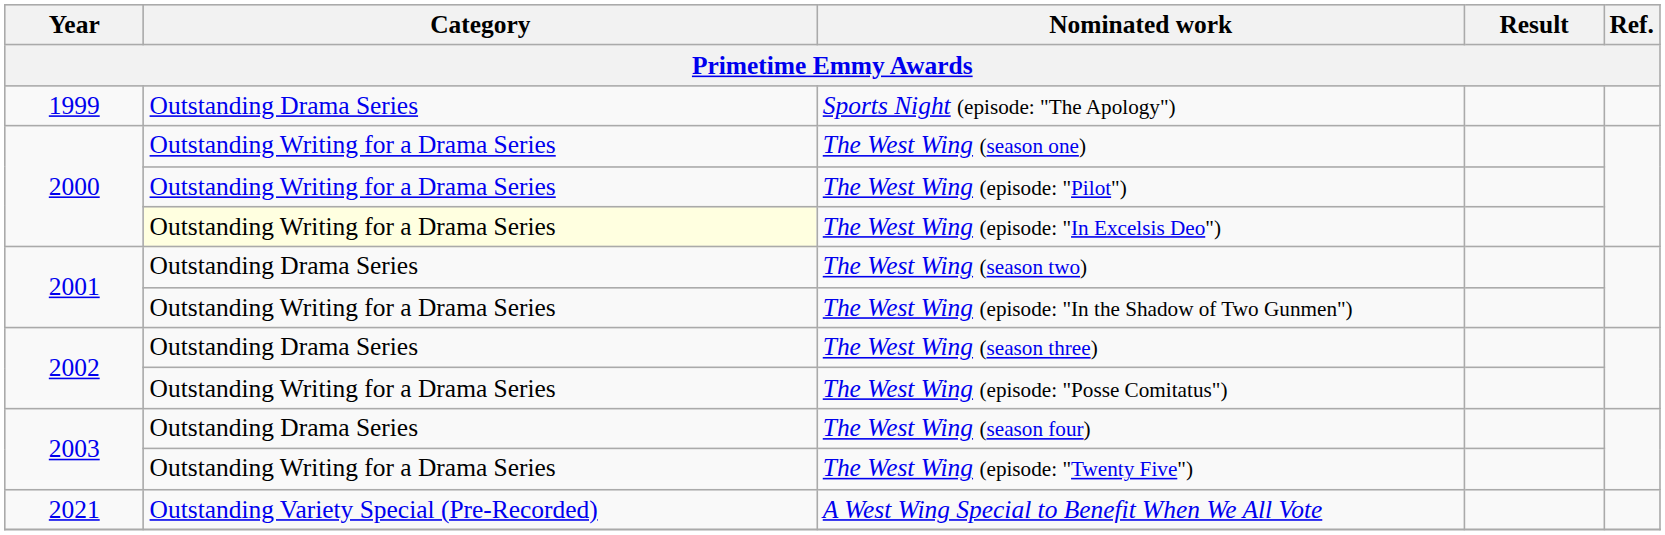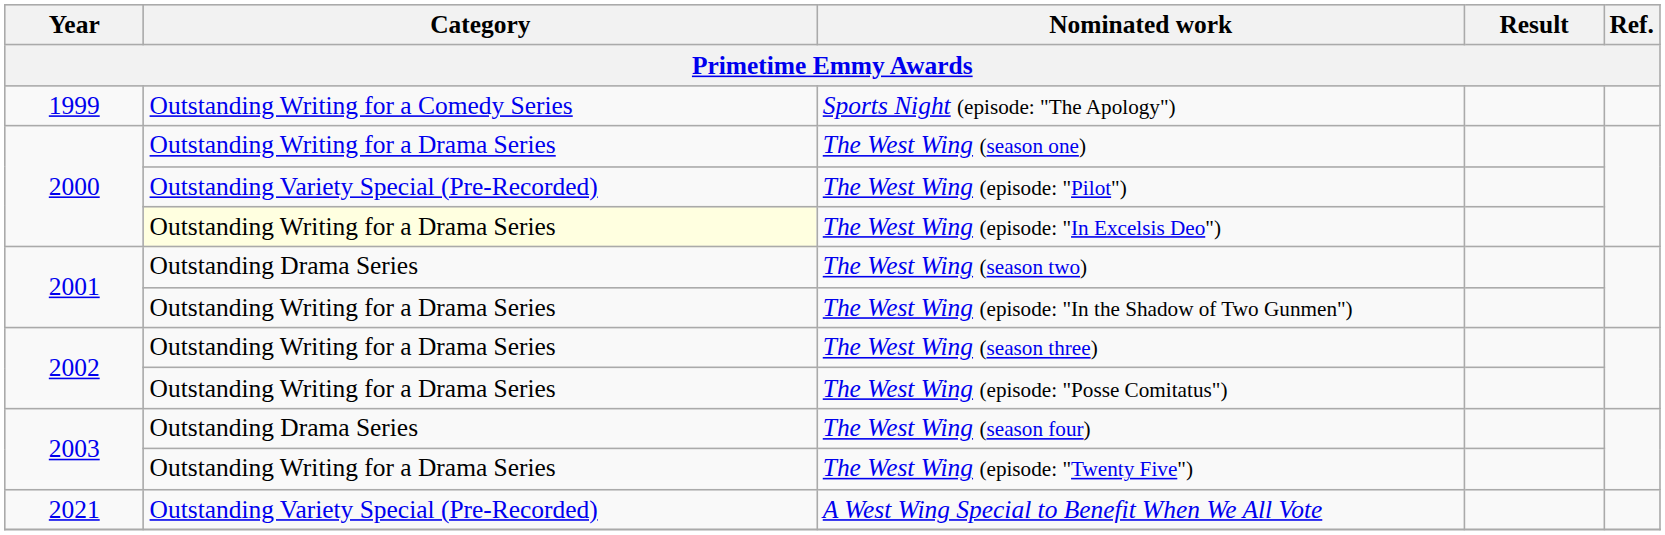(284, 105) Outstanding Drama Series -> (361, 105) Outstanding Writing for a Comedy Series
(353, 186) Outstanding Writing for a Drama Series -> (374, 186) Outstanding Variety Special (Pre-Recorded)
(284, 347) Outstanding Drama Series -> (353, 347) Outstanding Writing for a Drama Series
